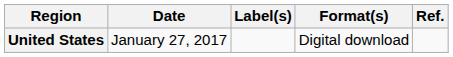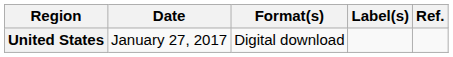columns swapped: (263, 16) <-> (354, 16)
